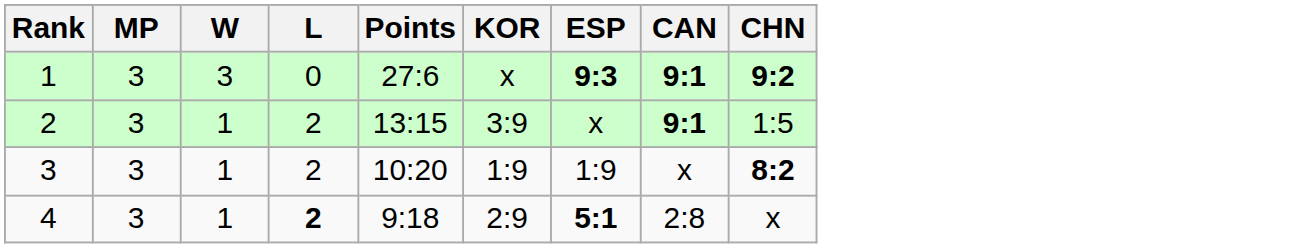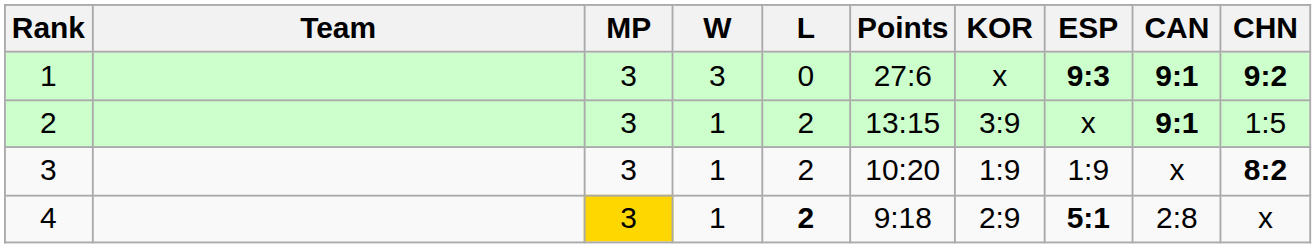+ column: (338, 28)
(136, 218) no background -> (629, 218) gold background
